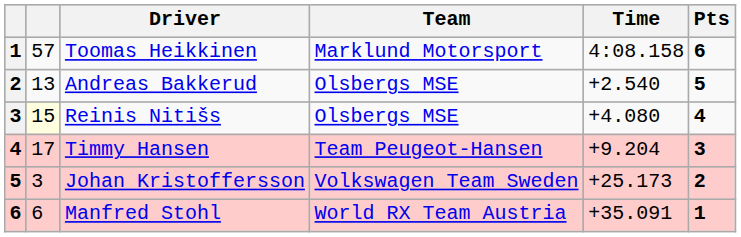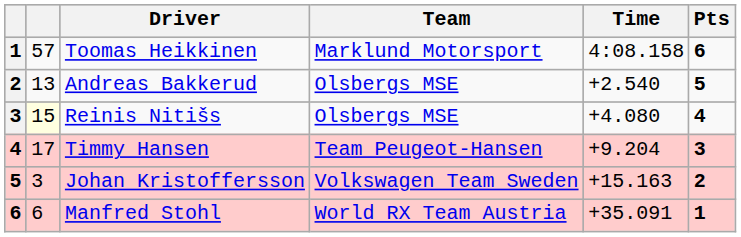(630, 183) +25.173 -> (630, 183) +15.163
